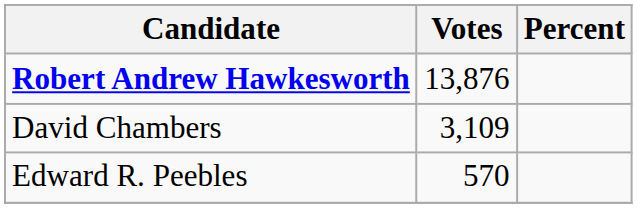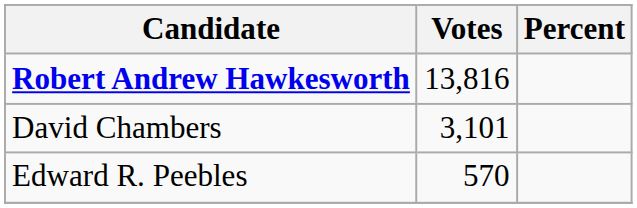(467, 78) 13,876 -> (467, 78) 13,816
(475, 127) 3,109 -> (475, 127) 3,101
